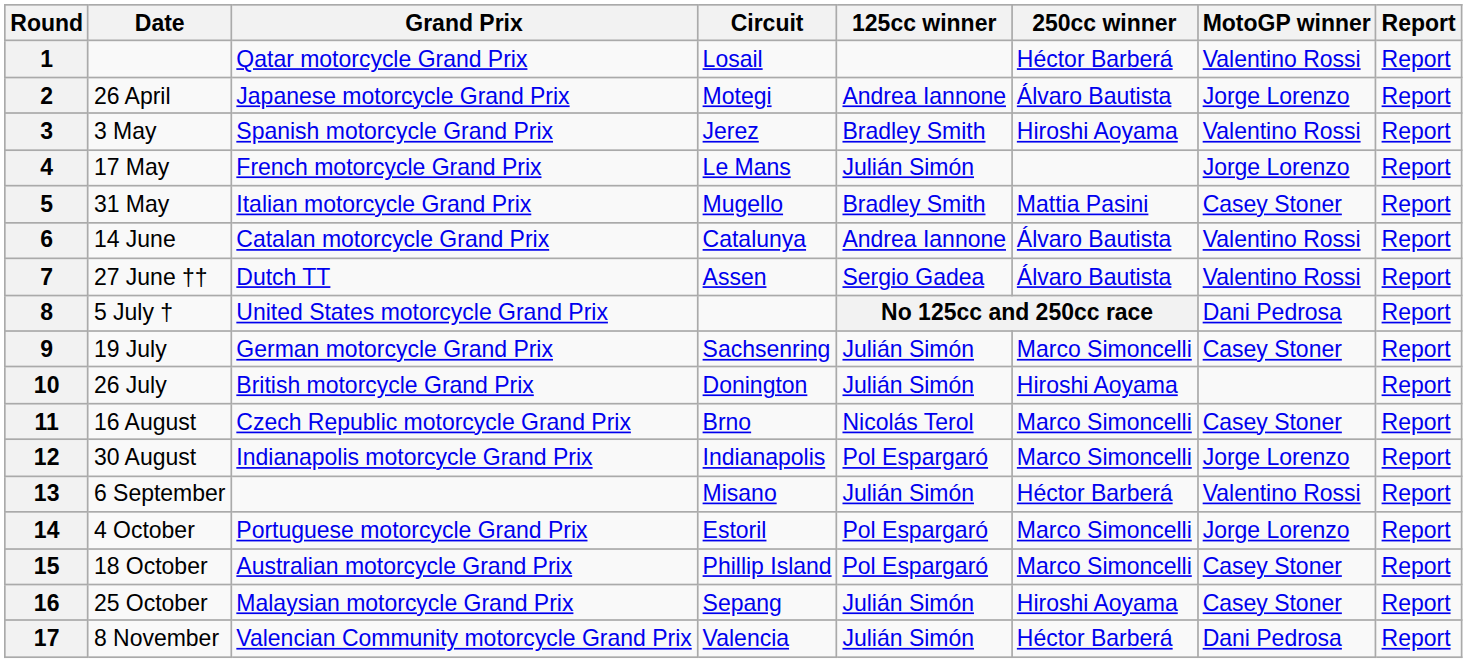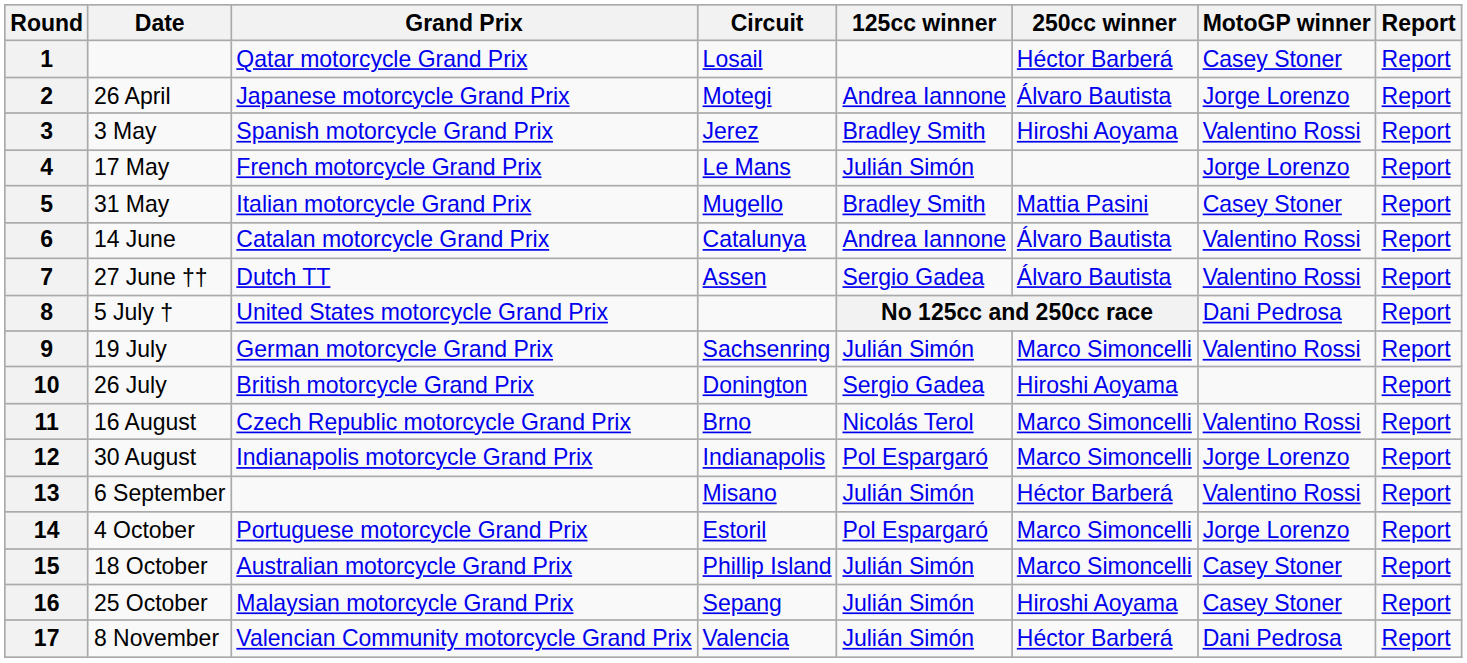(1282, 59) Valentino Rossi -> (1272, 59) Casey Stoner
(1272, 349) Casey Stoner -> (1282, 349) Valentino Rossi
(908, 385) Julián Simón -> (913, 385) Sergio Gadea
(1272, 421) Casey Stoner -> (1282, 421) Valentino Rossi
(915, 566) Pol Espargaró -> (908, 566) Julián Simón
